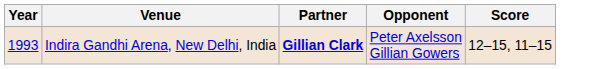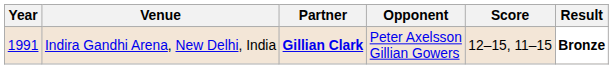+ column: (582, 16)
(23, 45) 1993 -> (23, 45) 1991
